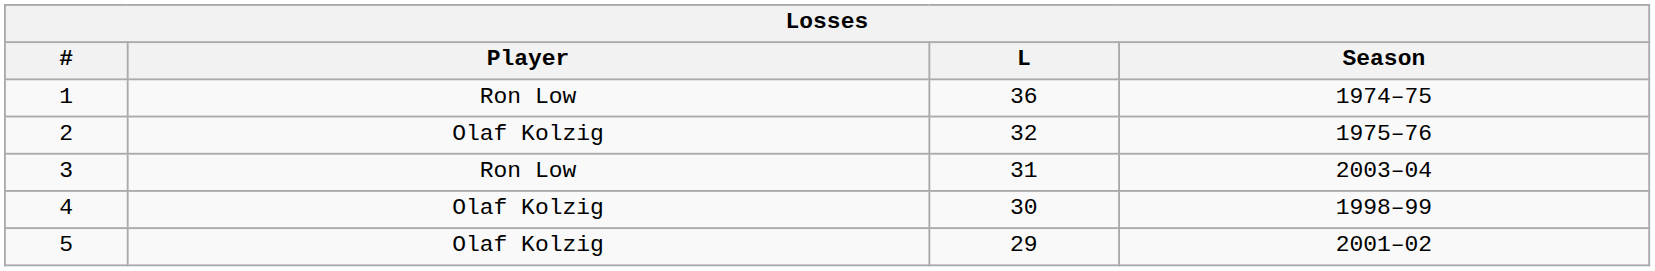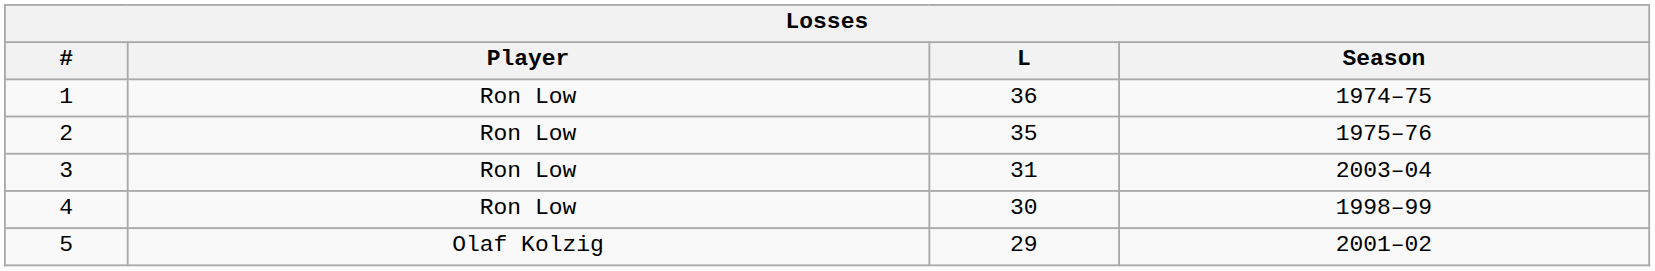(528, 135) Olaf Kolzig -> (528, 135) Ron Low
(1024, 135) 32 -> (1024, 135) 35
(528, 209) Olaf Kolzig -> (528, 209) Ron Low
